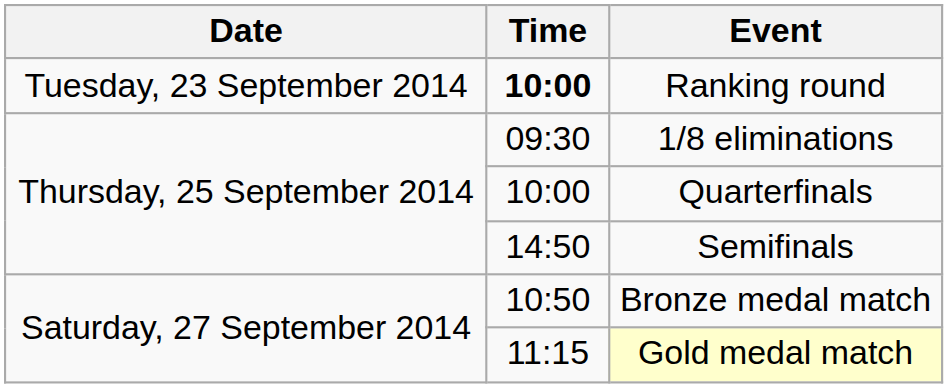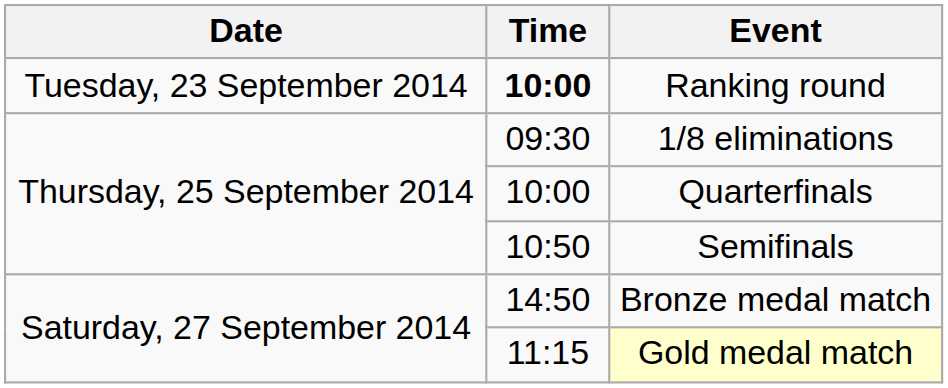(548, 246) 14:50 -> (548, 246) 10:50
(548, 300) 10:50 -> (548, 300) 14:50
